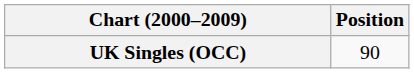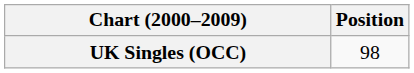(370, 51) 90 -> (370, 51) 98
